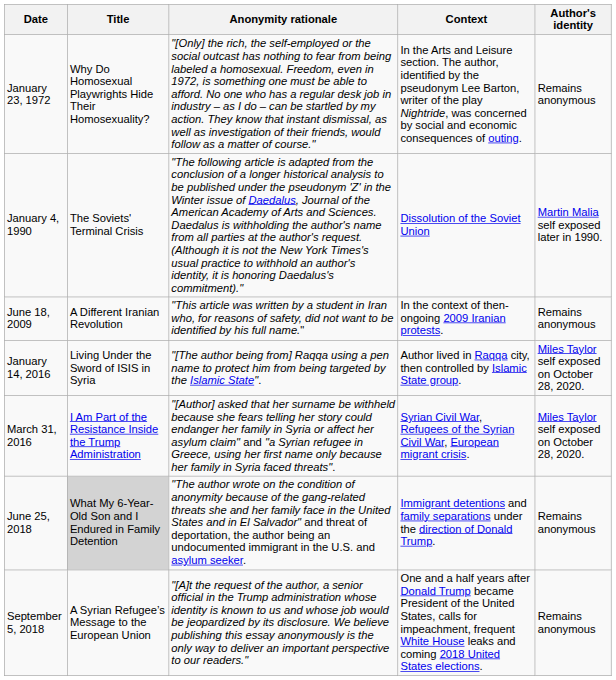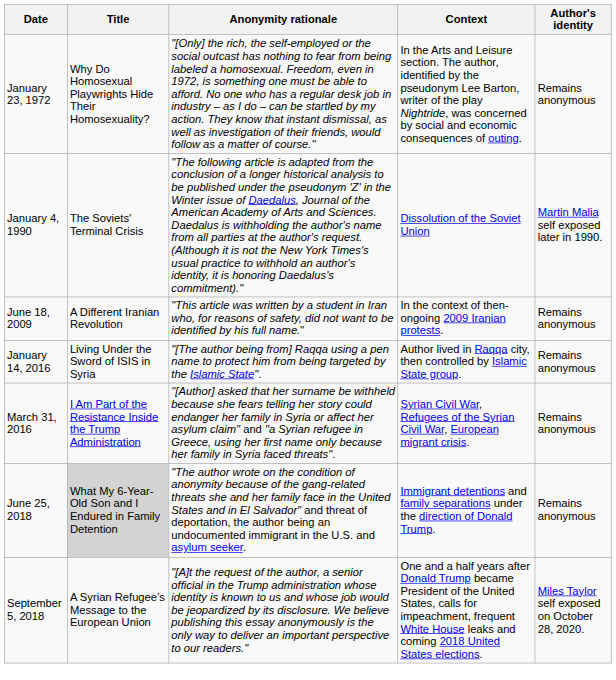(569, 367) Miles Taylor self exposed on October 28, 2020. -> (567, 361) Remains anonymous
(569, 436) Miles Taylor self exposed on October 28, 2020. -> (567, 423) Remains anonymous
(567, 622) Remains anonymous -> (569, 610) Miles Taylor self exposed on October 28, 2020.
